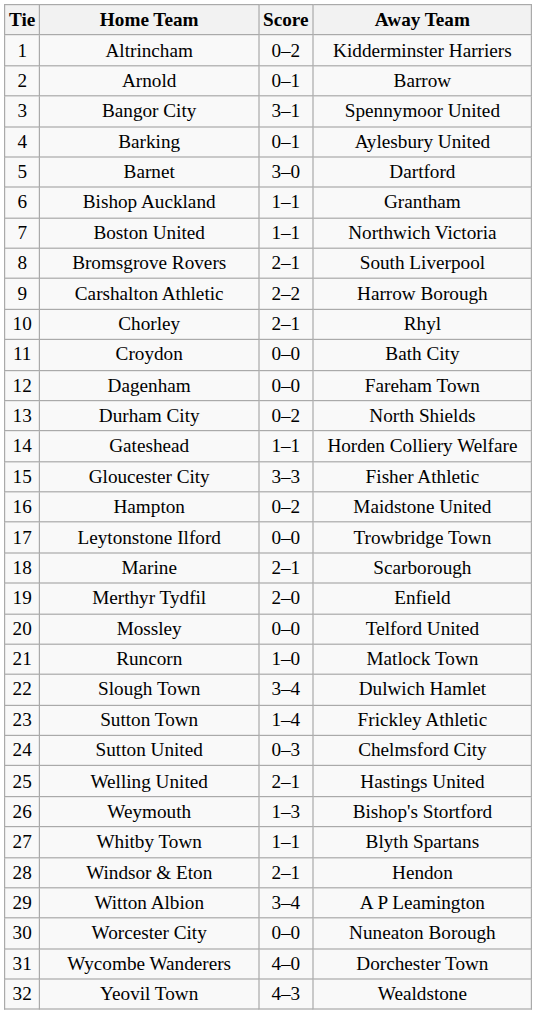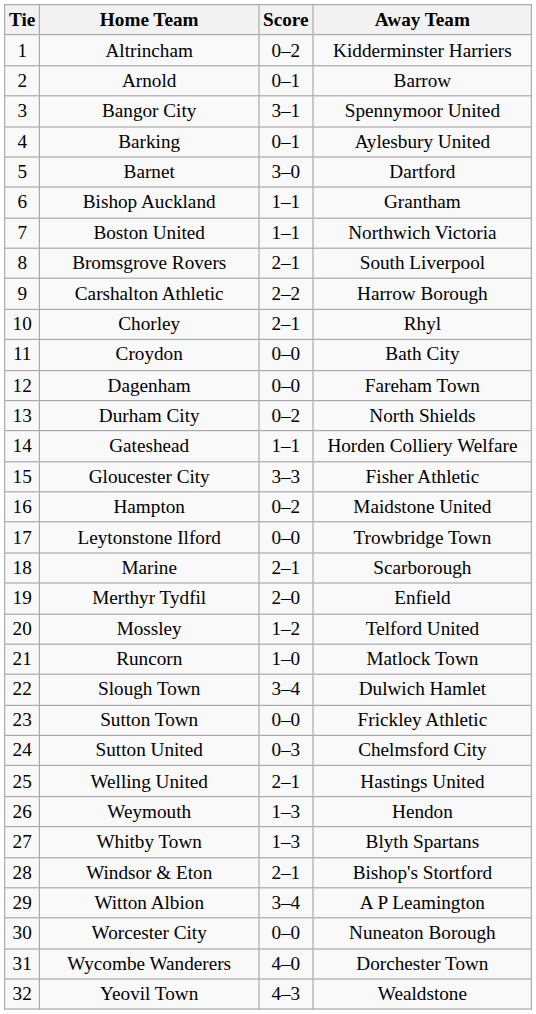(286, 628) 0–0 -> (286, 628) 1–2
(286, 720) 1–4 -> (286, 720) 0–0
(422, 811) Bishop's Stortford -> (422, 811) Hendon
(286, 841) 1–1 -> (286, 841) 1–3
(422, 872) Hendon -> (422, 872) Bishop's Stortford
